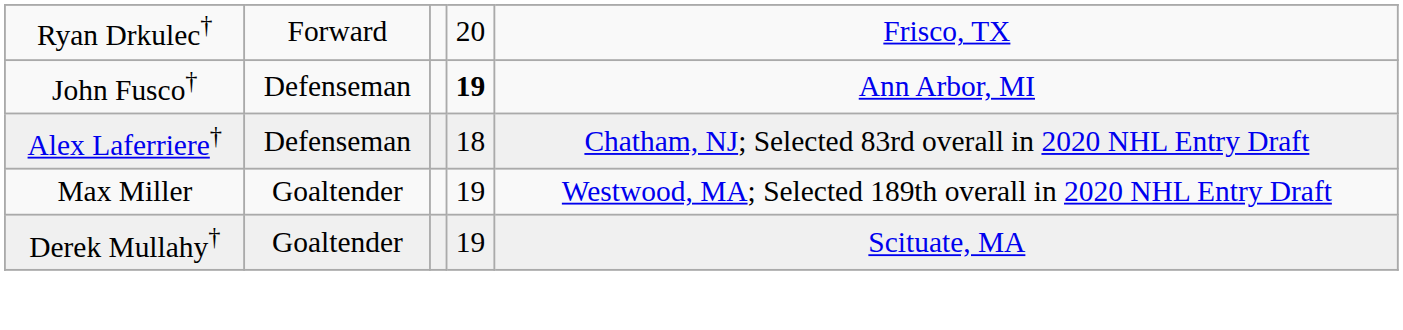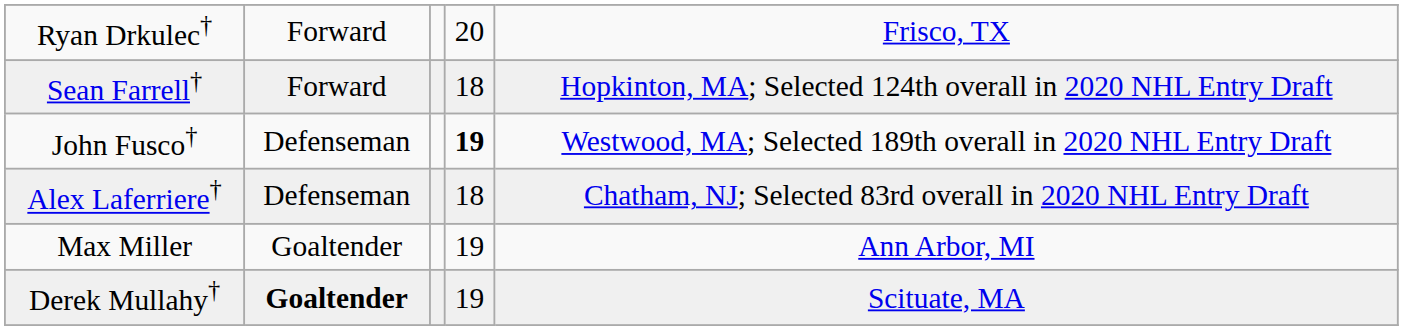+ row: (125, 86)
(947, 86) Ann Arbor, MI -> (946, 141) Westwood, MA; Selected 189th overall in 2020 NHL Entry Draft
(947, 191) Westwood, MA; Selected 189th overall in 2020 NHL Entry Draft -> (946, 246) Ann Arbor, MI
(337, 242) normal -> (337, 297) bold
